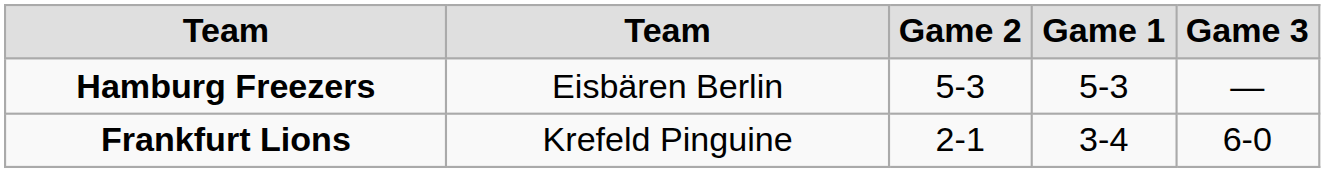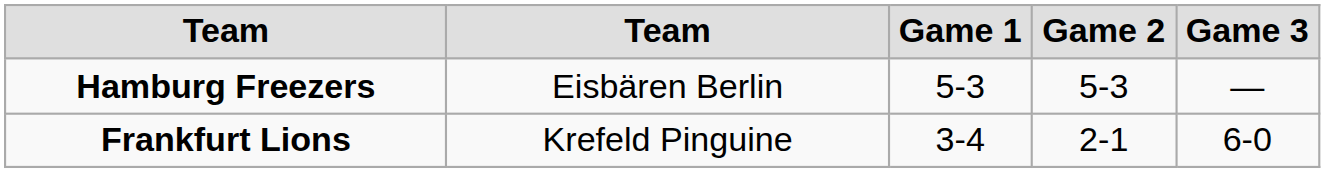columns swapped: (1104, 31) <-> (960, 31)
